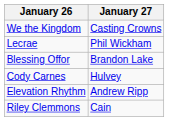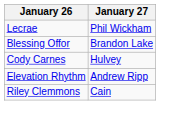- row: (44, 28)
